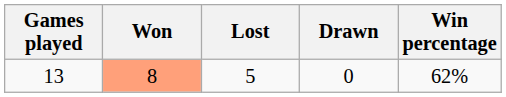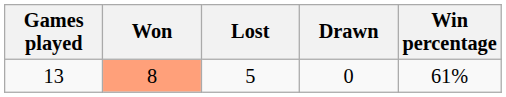(450, 75) 62% -> (450, 75) 61%
